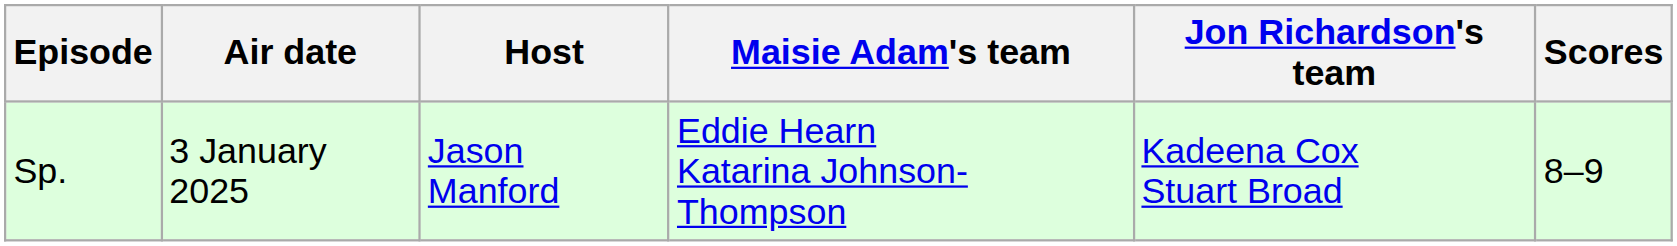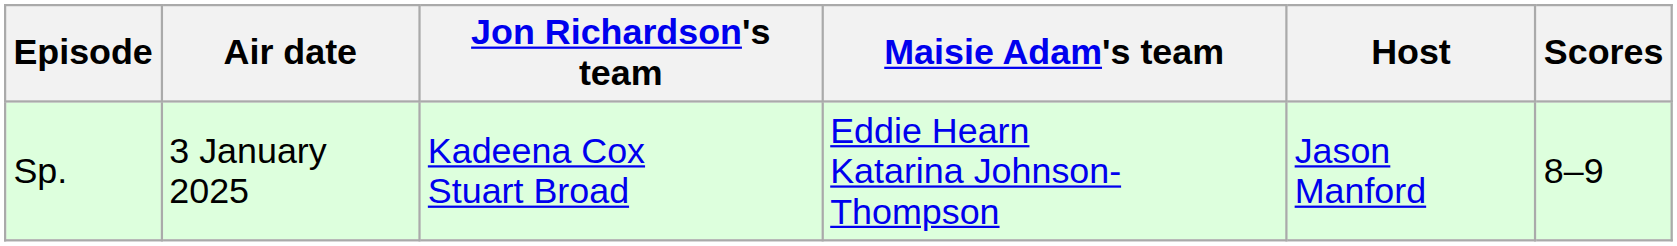columns swapped: (544, 53) <-> (1334, 53)
